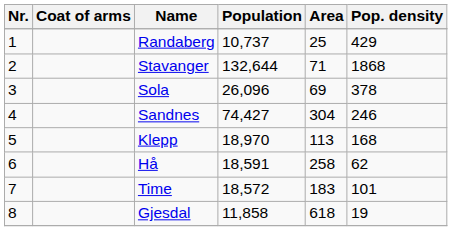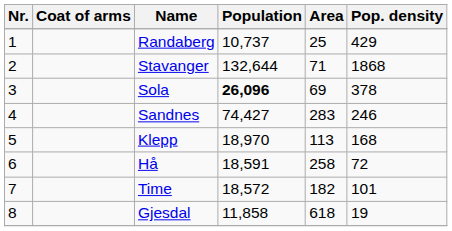(246, 90) normal -> (246, 90) bold
(322, 115) 304 -> (322, 115) 283
(360, 164) 62 -> (360, 164) 72
(322, 189) 183 -> (322, 189) 182
